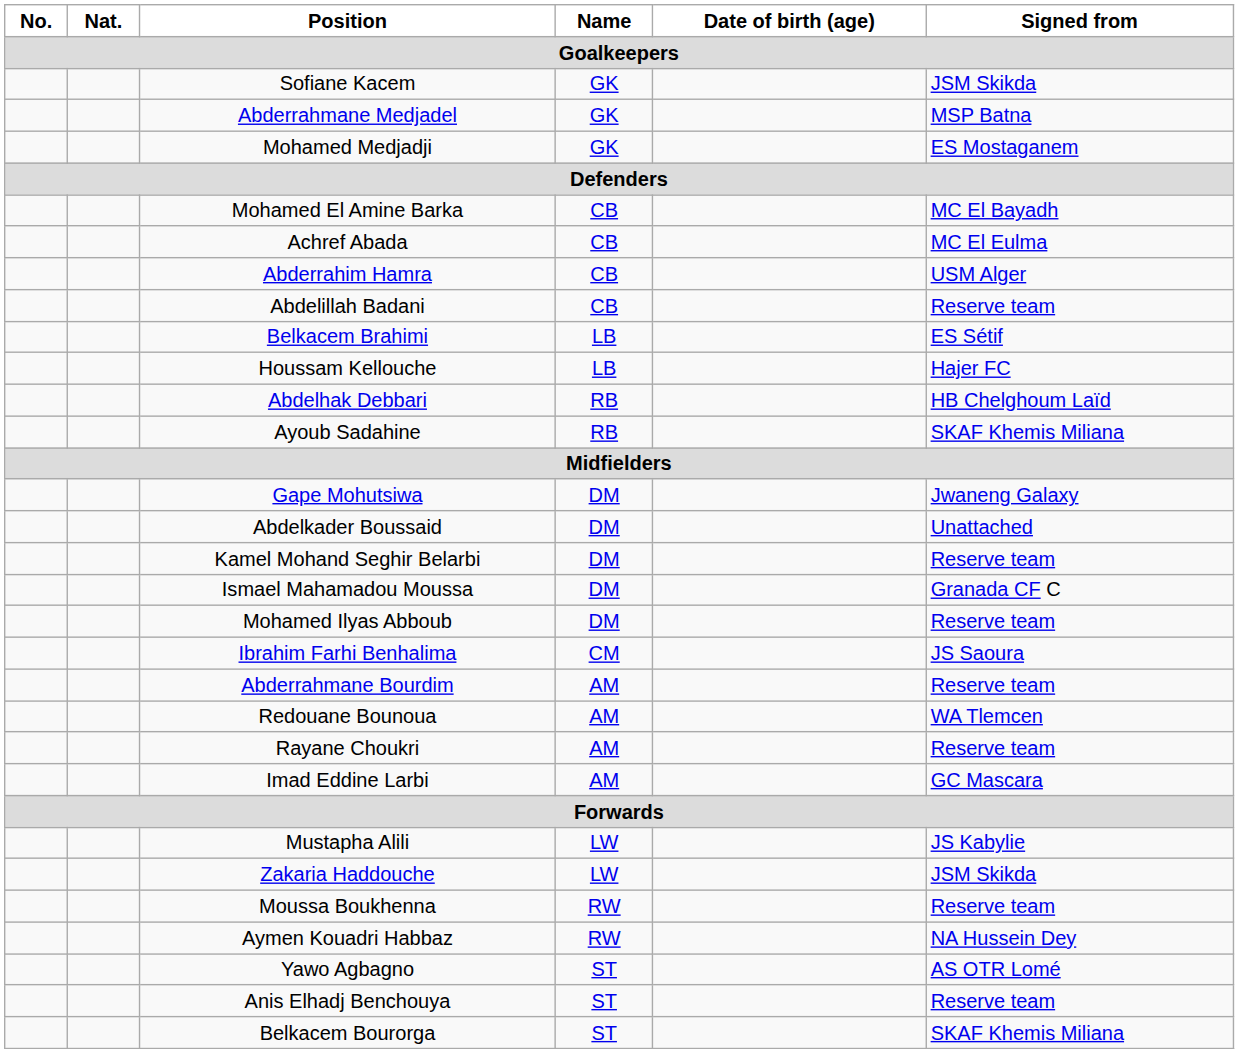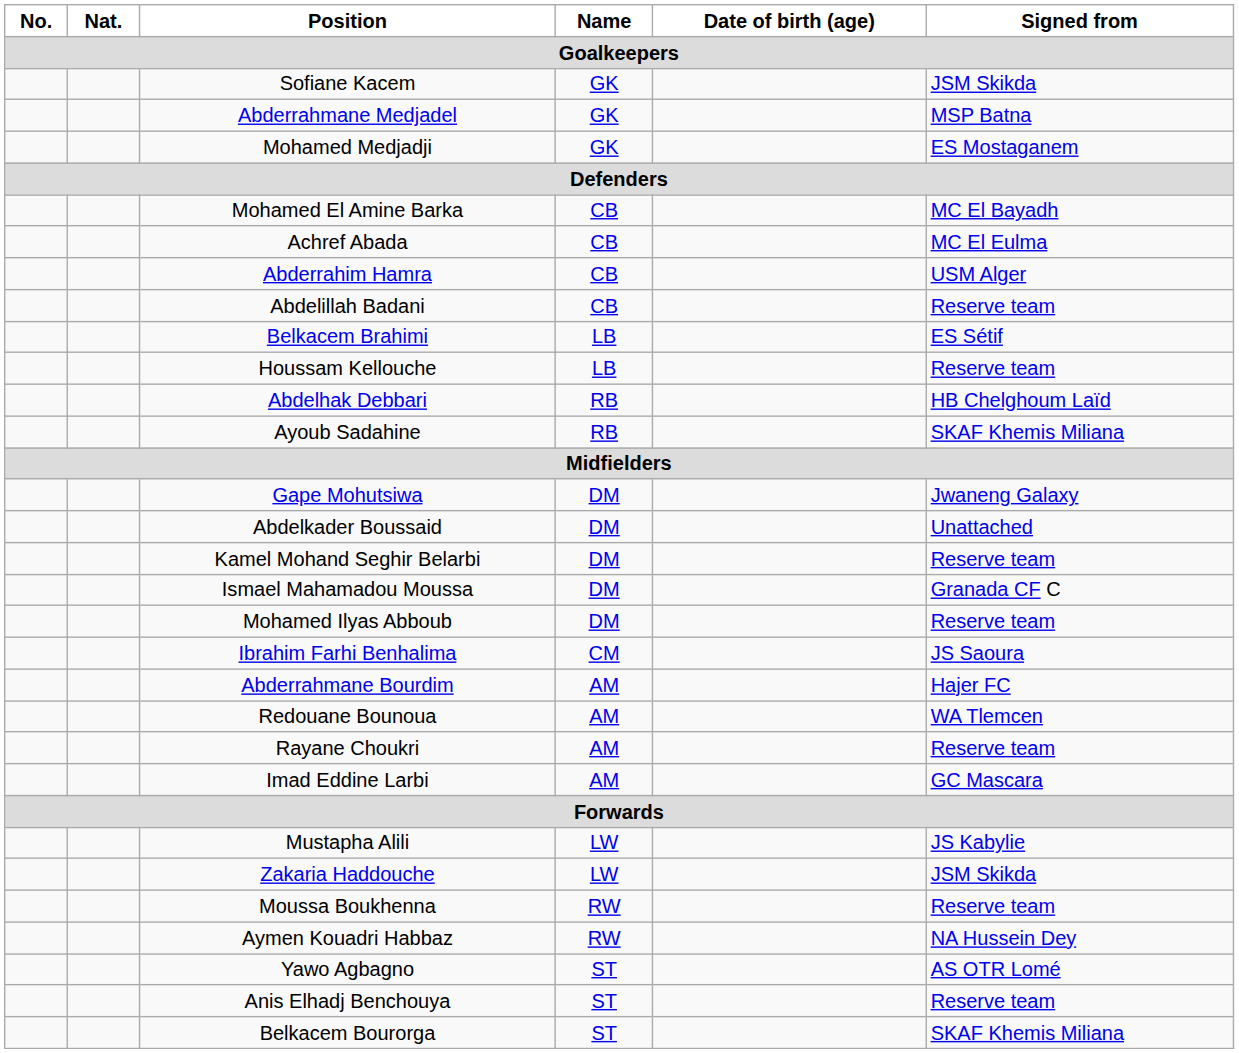(971, 369) Hajer FC -> (993, 369) Reserve team
(993, 685) Reserve team -> (971, 685) Hajer FC
